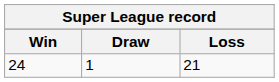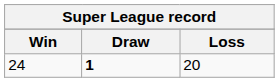(90, 66) normal -> (90, 66) bold
(192, 66) 21 -> (192, 66) 20
